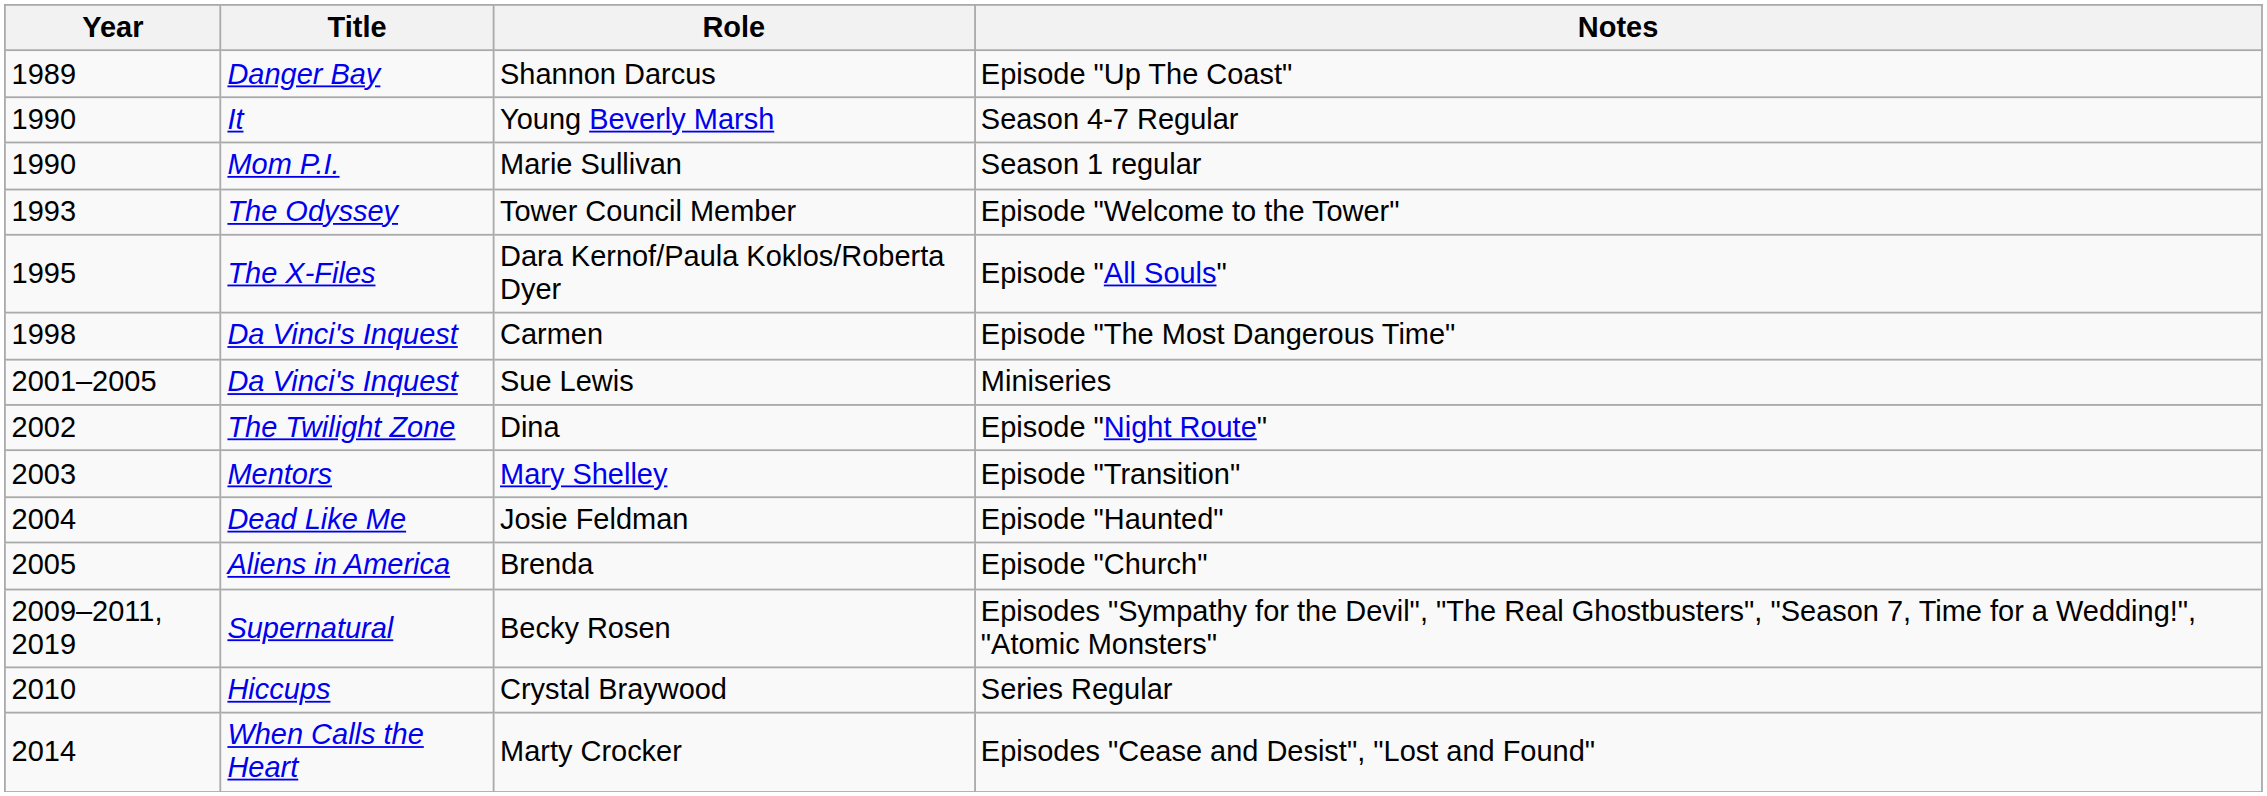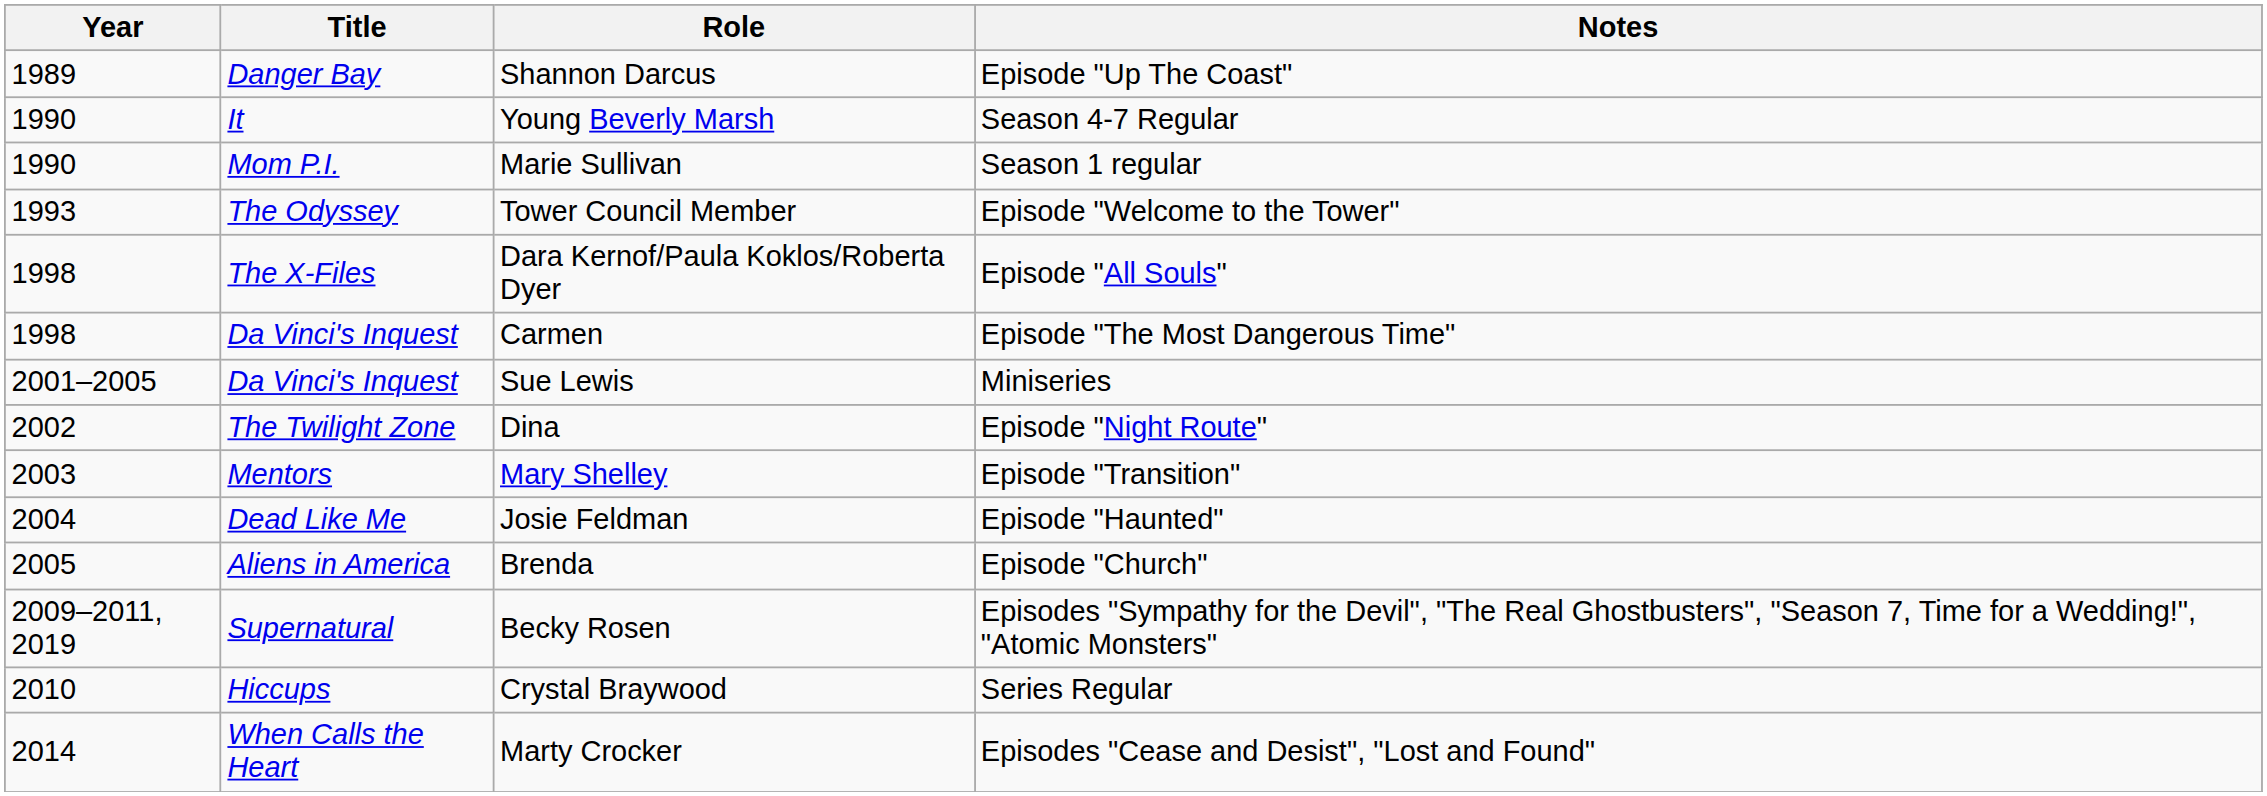(44, 273) 1995 -> (44, 273) 1998
